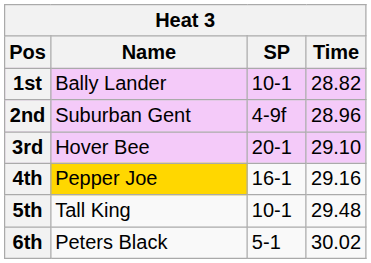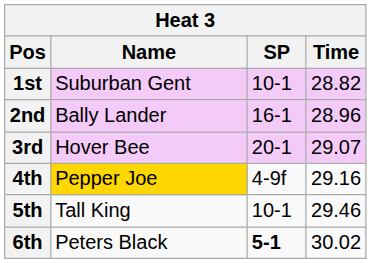(111, 83) Bally Lander -> (123, 83) Suburban Gent
(123, 115) Suburban Gent -> (111, 115) Bally Lander
(269, 115) 4-9f -> (272, 115) 16-1
(336, 147) 29.10 -> (336, 147) 29.07
(272, 178) 16-1 -> (269, 178) 4-9f
(336, 210) 29.48 -> (336, 210) 29.46
(266, 242) normal -> (266, 242) bold
